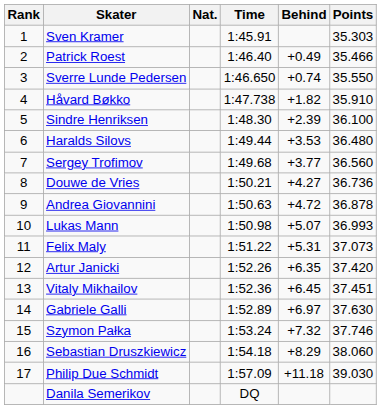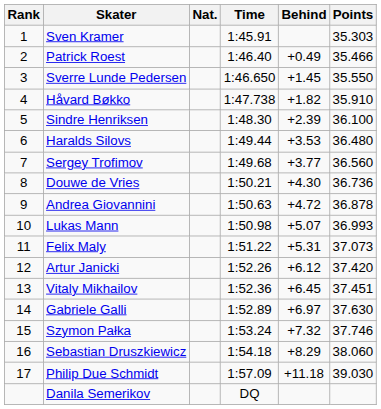(304, 78) +0.74 -> (304, 78) +1.45
(304, 183) +4.27 -> (304, 183) +4.30
(304, 267) +6.35 -> (304, 267) +6.12
